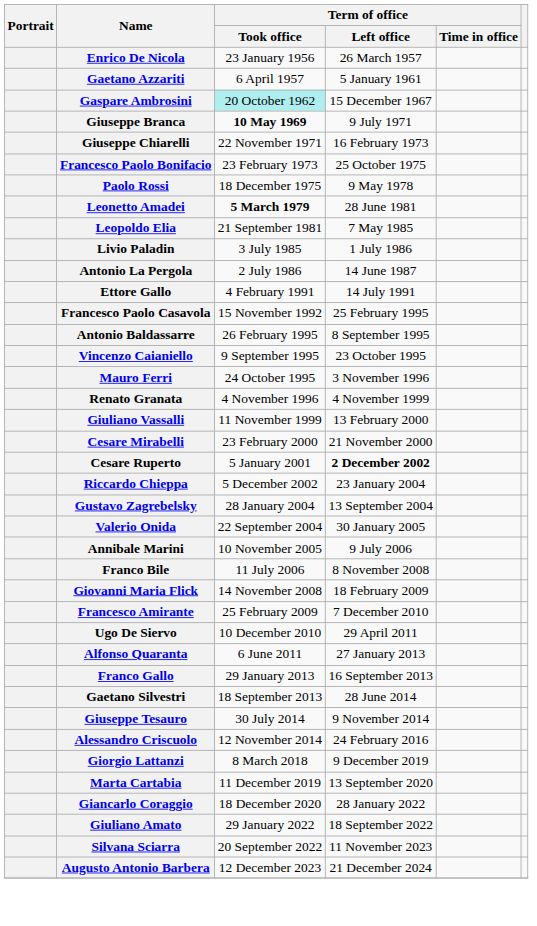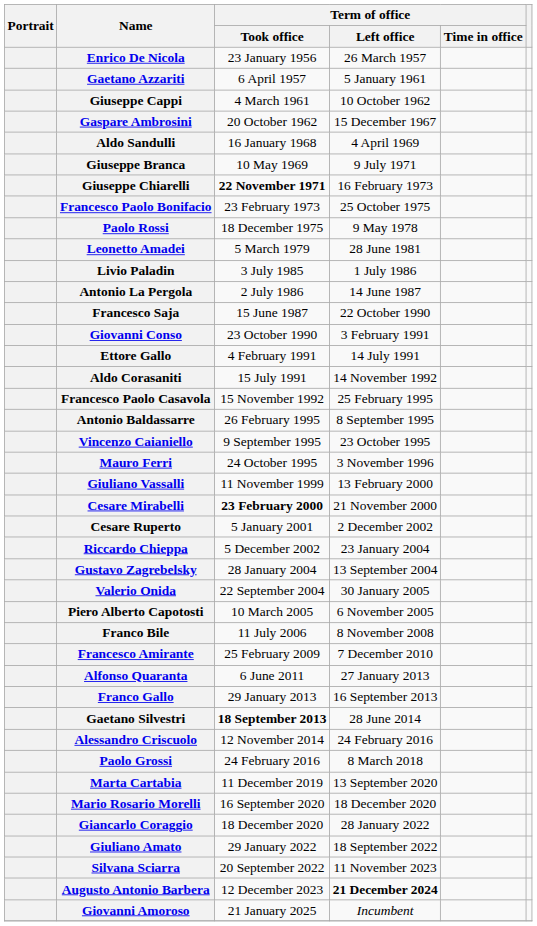+ row: (136, 100)
(270, 100) paleturquoise background -> (272, 121) no background
+ row: (136, 143)
(270, 121) bold -> (272, 164) normal
(270, 143) normal -> (272, 185) bold
(270, 206) bold -> (272, 249) normal
- row: (136, 228)
+ row: (136, 313)
+ row: (136, 334)
+ row: (136, 377)
- row: (136, 398)
(270, 441) normal -> (272, 505) bold
(381, 462) bold -> (385, 526) normal
+ row: (136, 611)
- row: (136, 548)
- row: (136, 590)
- row: (136, 633)
(270, 697) normal -> (272, 718) bold
- row: (136, 718)
+ row: (136, 761)
- row: (136, 761)
+ row: (136, 803)
(381, 867) normal -> (385, 889) bold
+ row: (136, 910)
